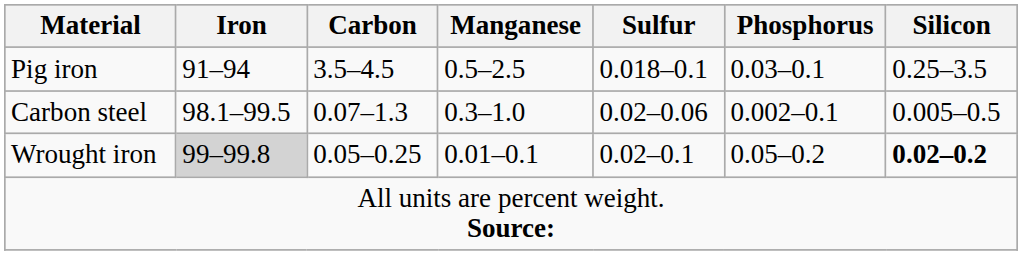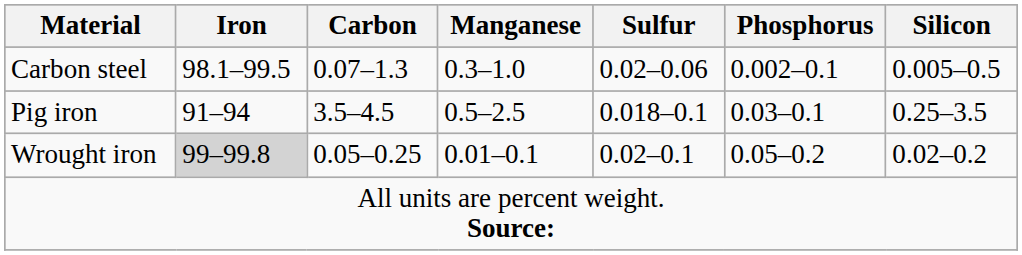rows swapped: (54, 68) <-> (79, 111)
(940, 154) bold -> (940, 154) normal
